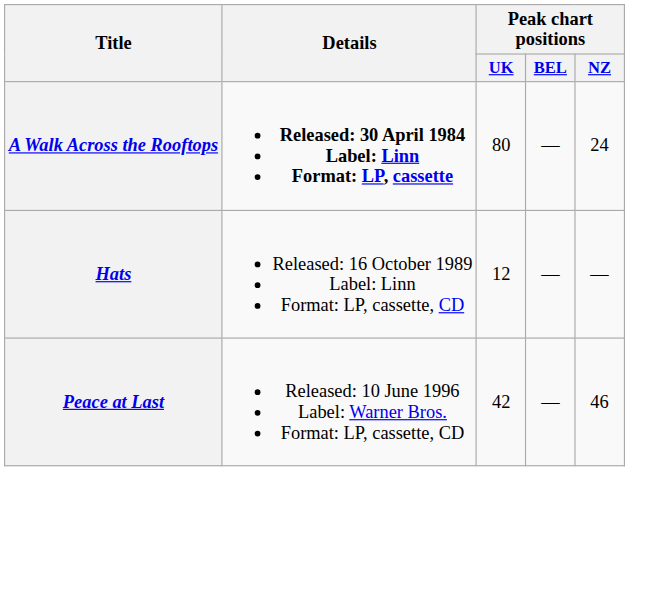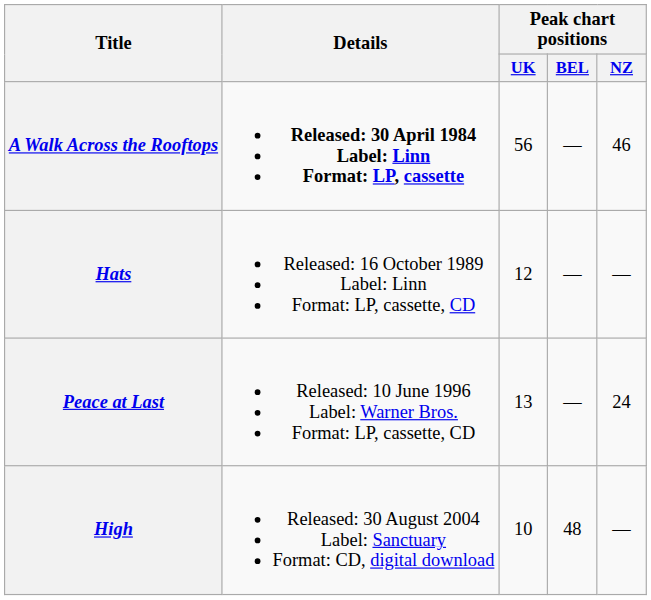(501, 145) 80 -> (523, 145) 56
(600, 145) 24 -> (622, 145) 46
(501, 401) 42 -> (523, 401) 13
(600, 401) 46 -> (622, 401) 24
+ row: (113, 529)
